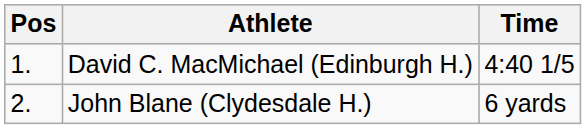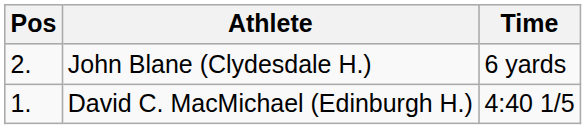rows swapped: (270, 63) <-> (220, 103)
